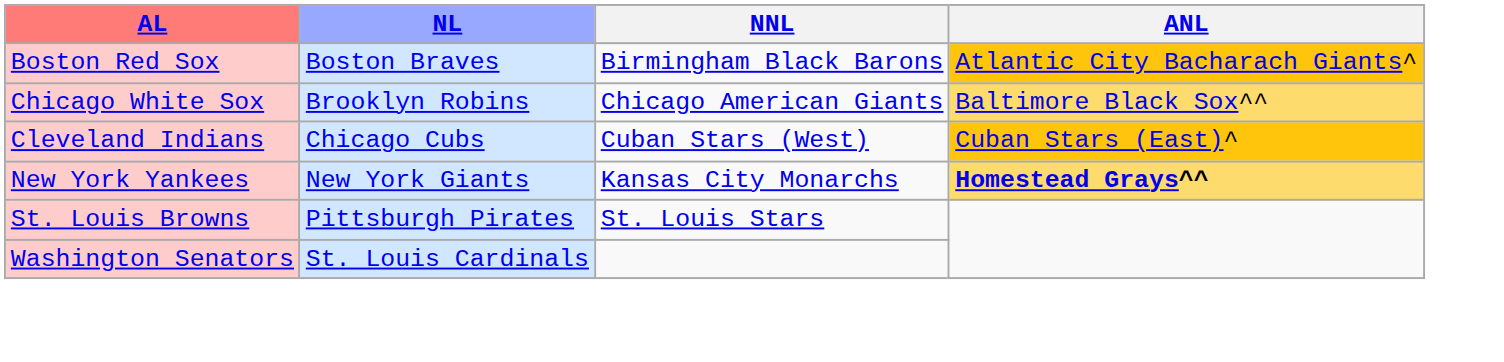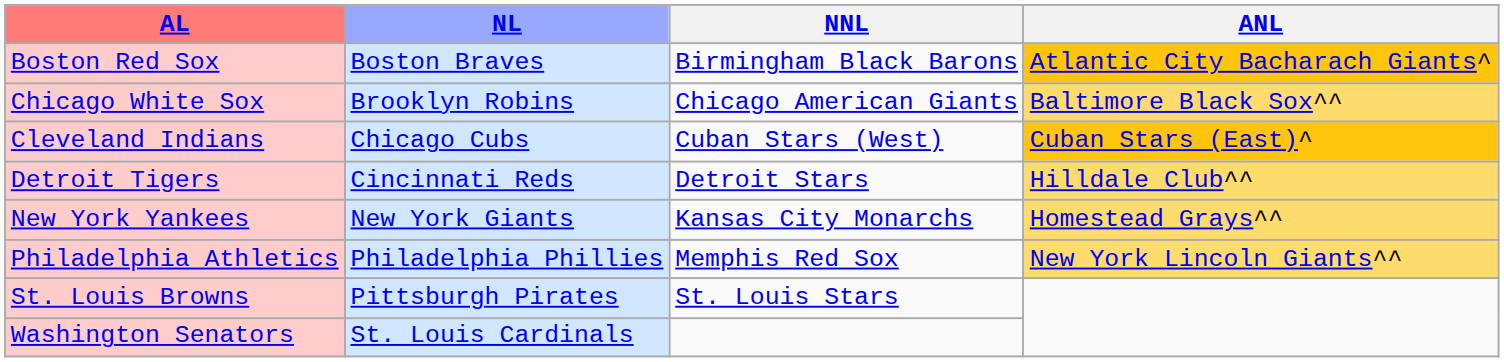+ row: (115, 180)
(1082, 180) bold -> (1156, 219) normal
+ row: (175, 258)
